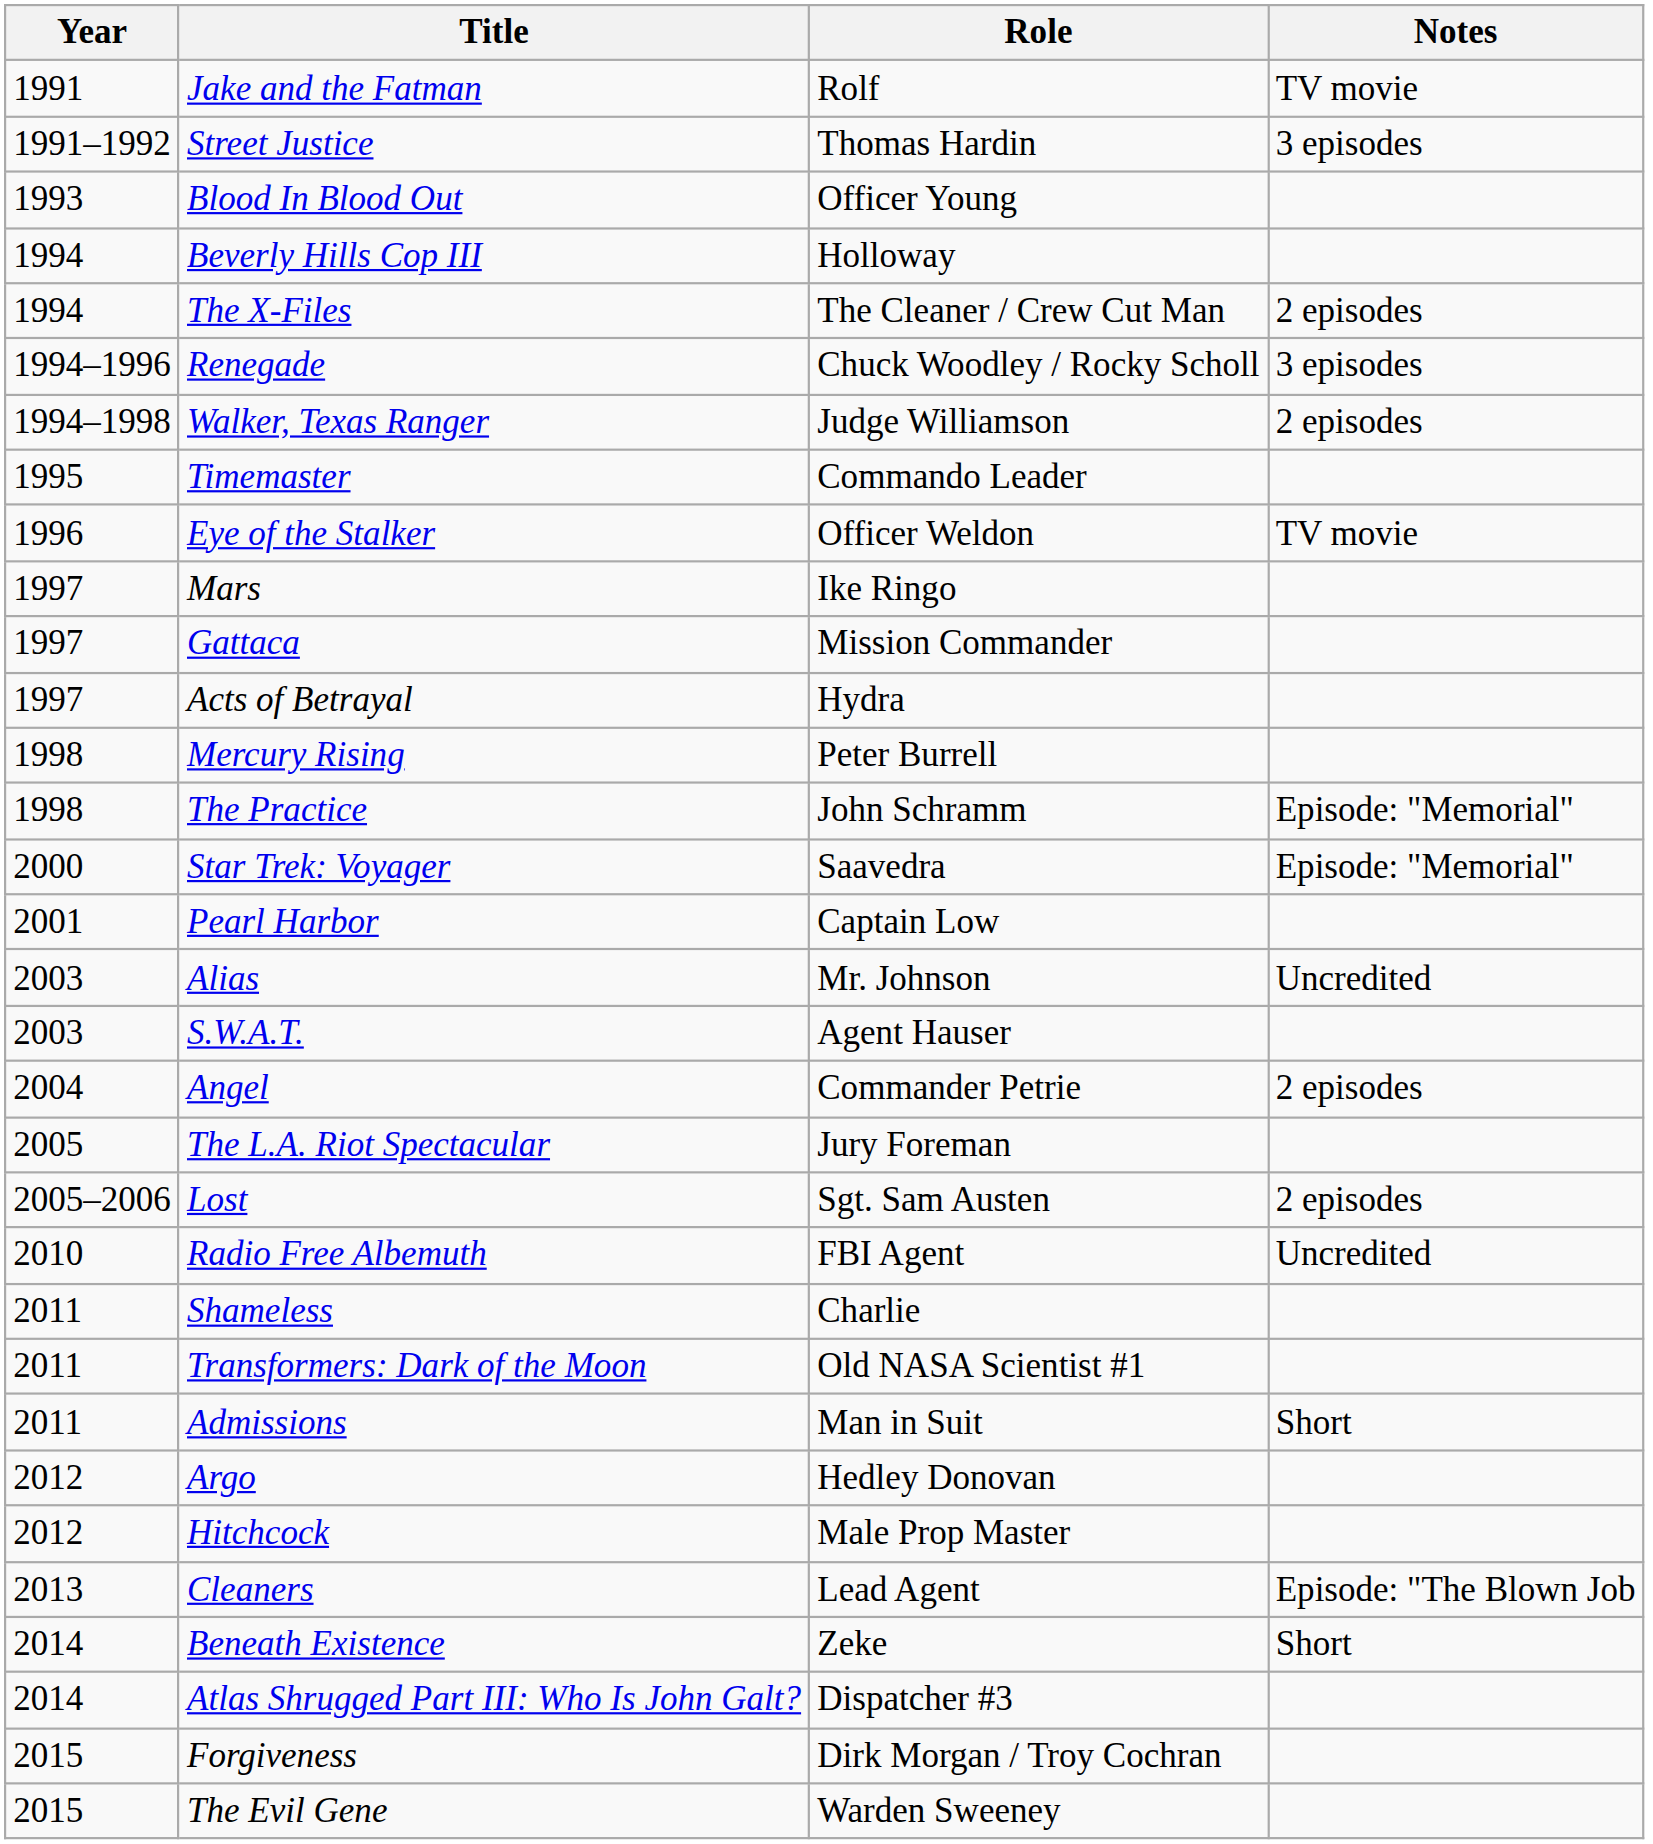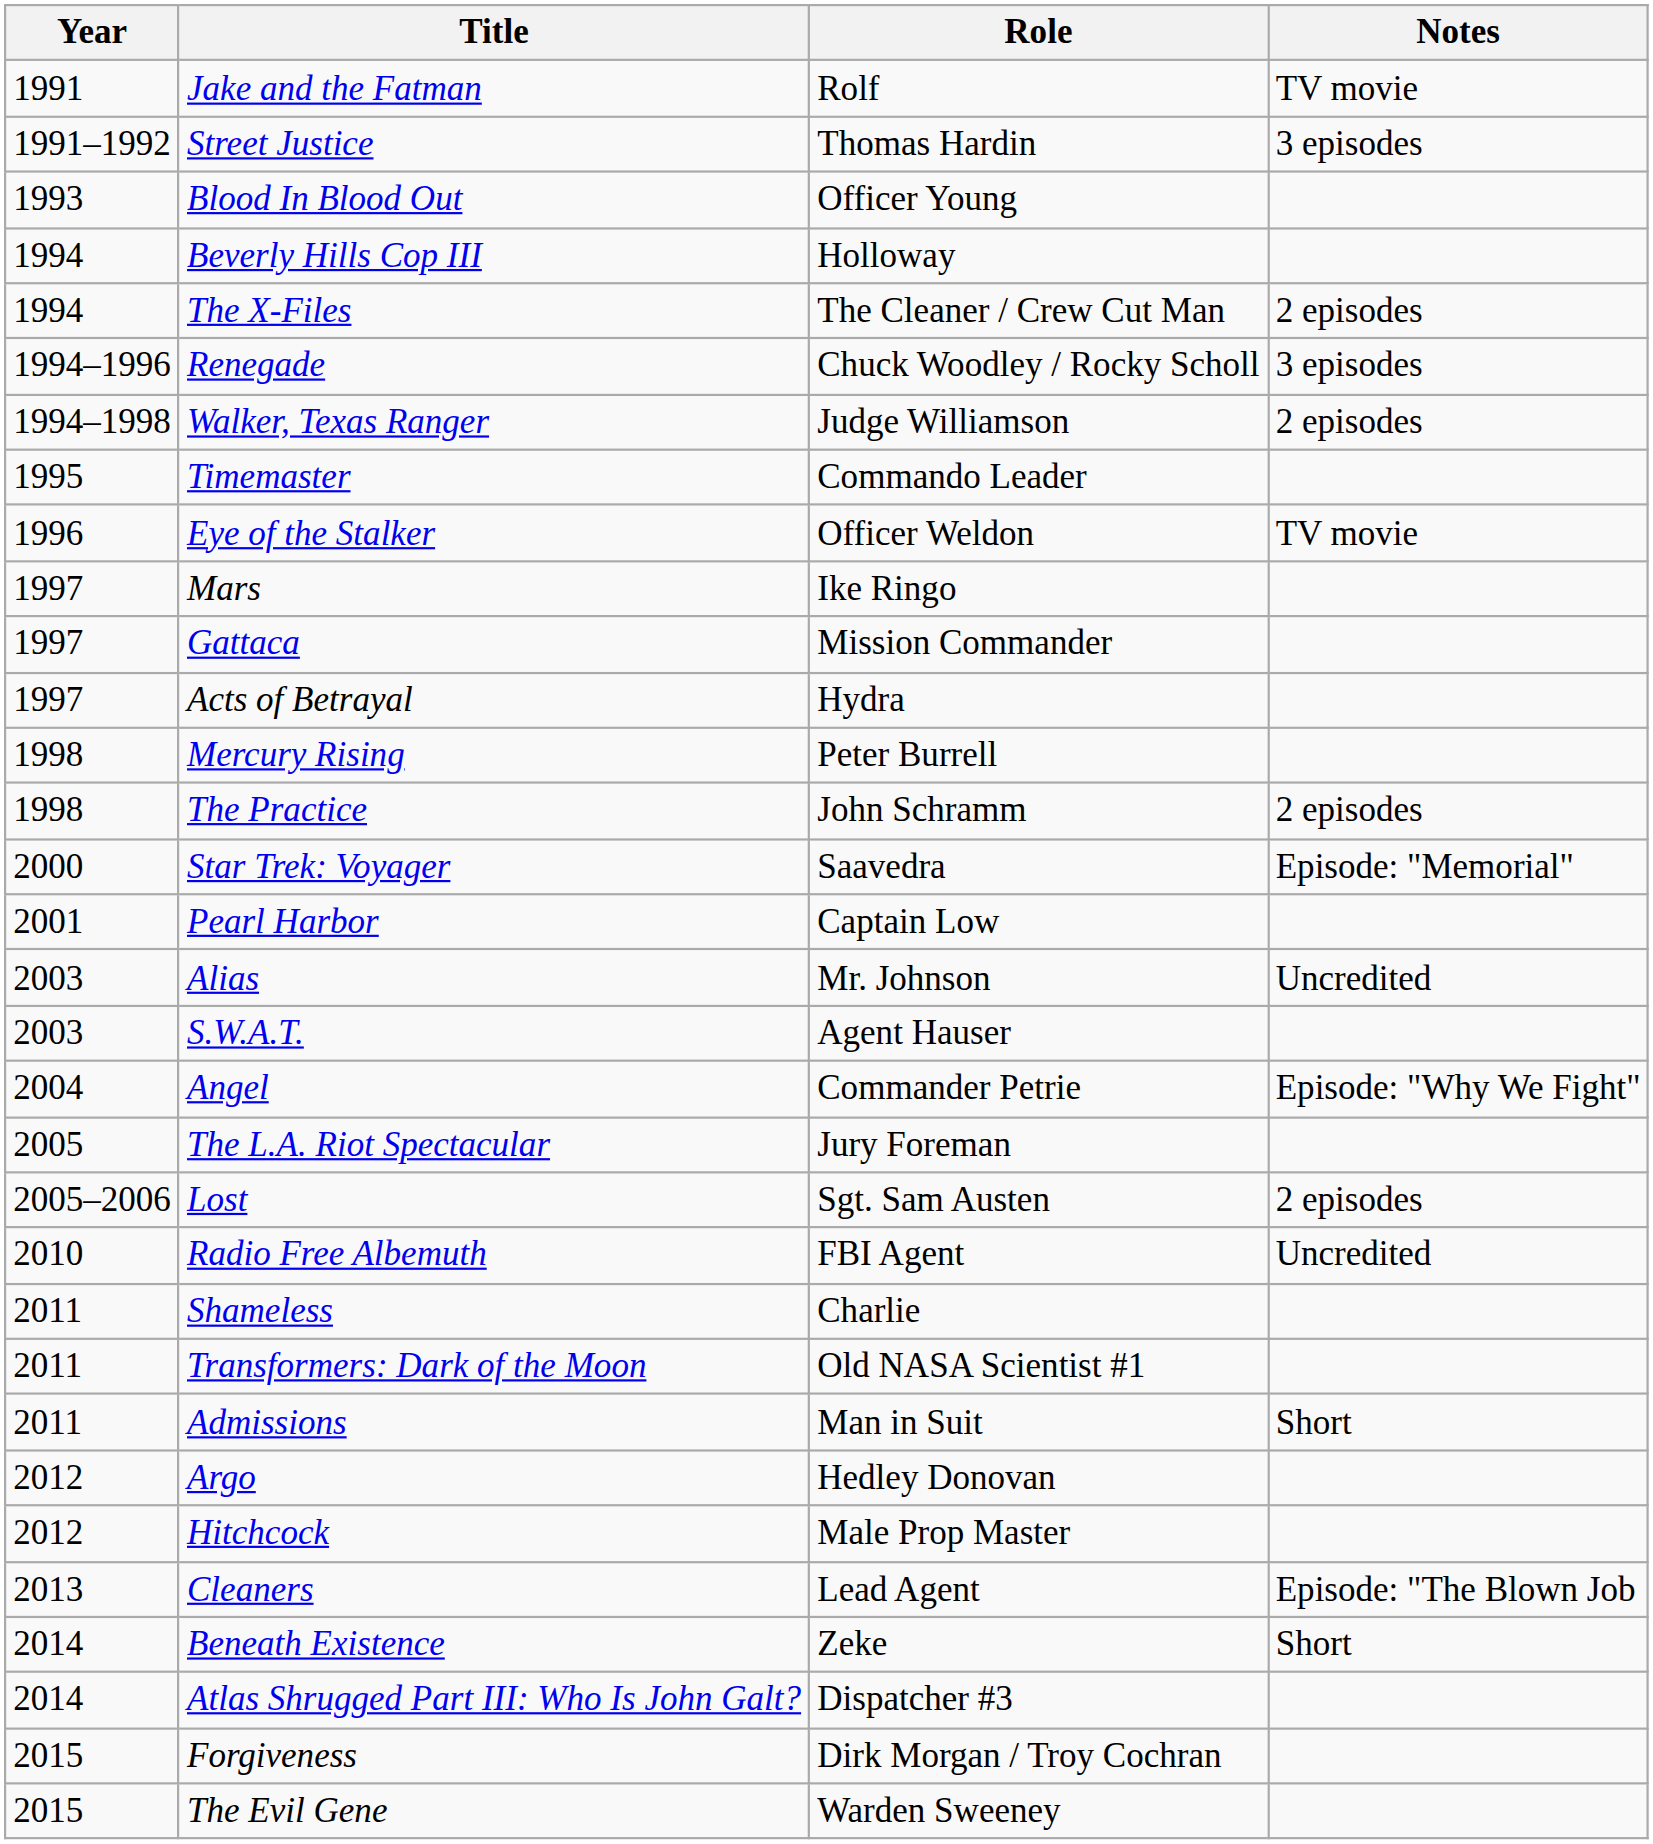(1425, 810) Episode: "Memorial" -> (1349, 810) 2 episodes
(1349, 1088) 2 episodes -> (1458, 1088) Episode: "Why We Fight"
